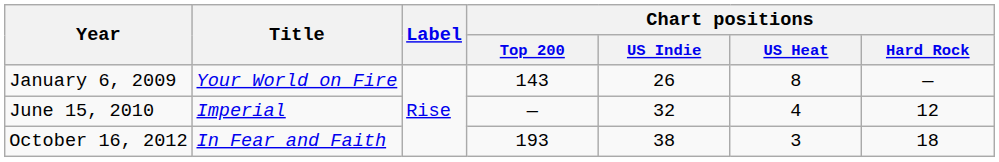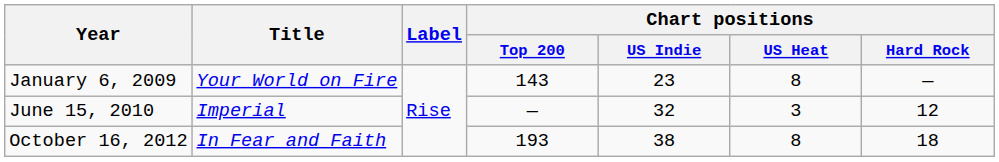(664, 80) 26 -> (664, 80) 23
(796, 111) 4 -> (796, 111) 3
(796, 141) 3 -> (796, 141) 8
